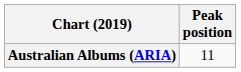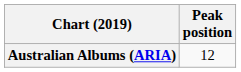(207, 55) 11 -> (207, 55) 12
